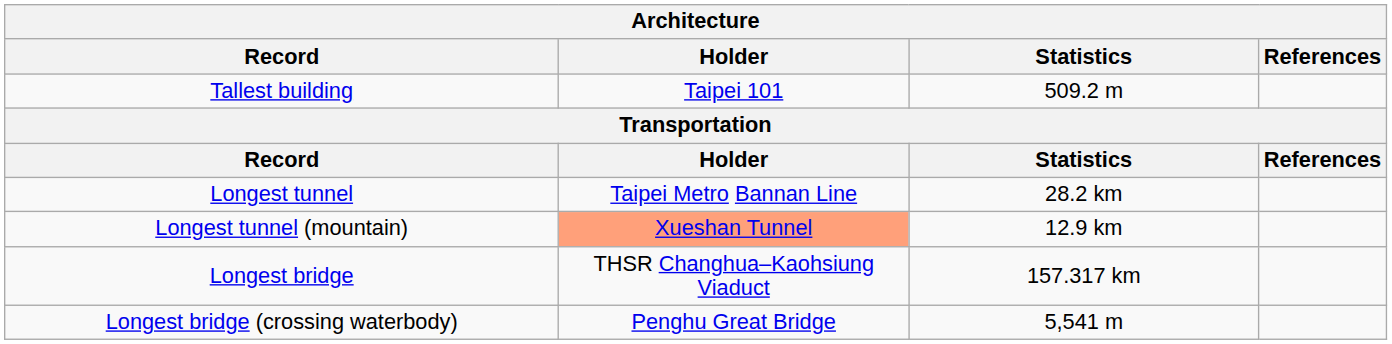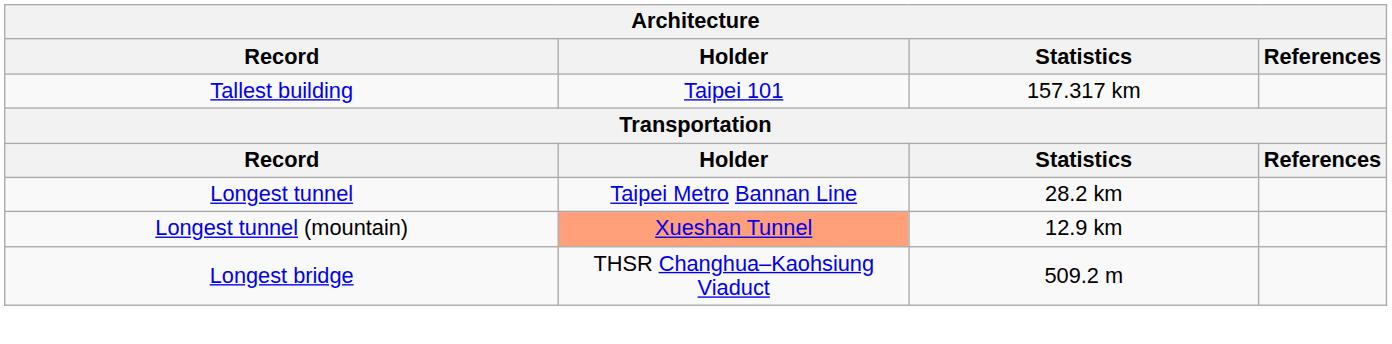(1084, 90) 509.2 m -> (1084, 90) 157.317 km
(1084, 275) 157.317 km -> (1084, 275) 509.2 m
- row: (282, 322)
